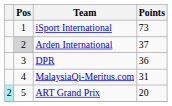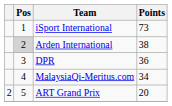(144, 44) 37 -> (144, 44) 38
(144, 76) 31 -> (144, 76) 34
(9, 92) paleturquoise background -> (9, 92) no background
